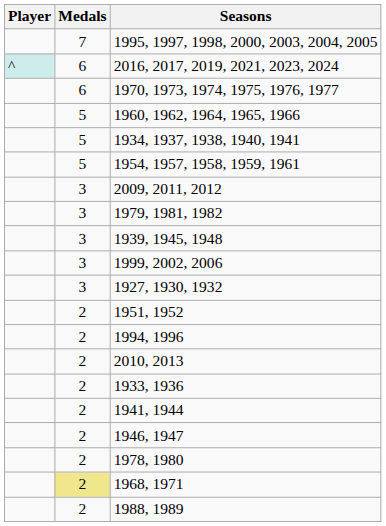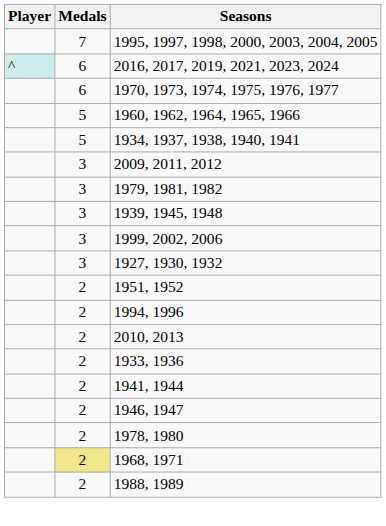- row: (207, 164)
